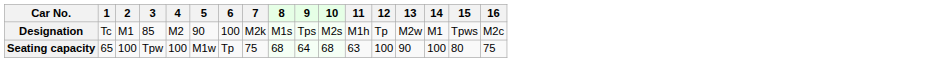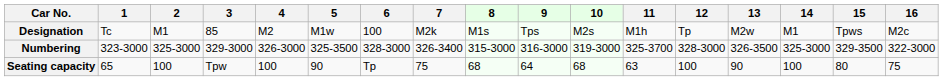(198, 31) 90 -> (322, 31) M1w
+ row: (51, 48)
(204, 48) M1w -> (317, 66) 90
